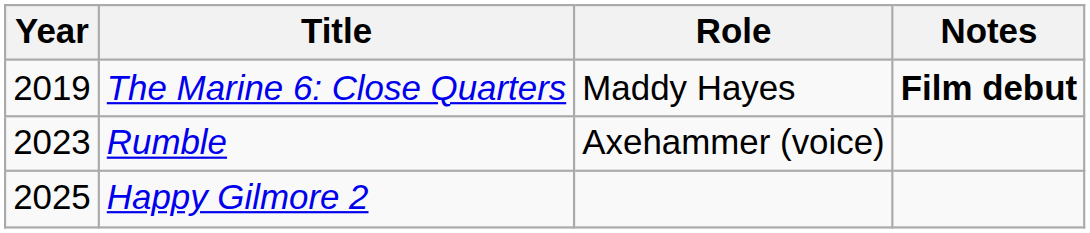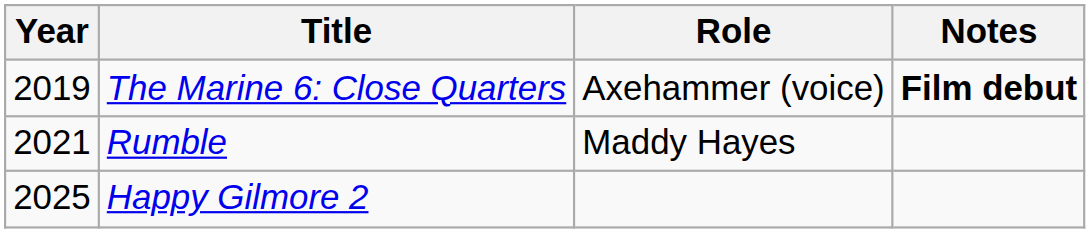(689, 87) Maddy Hayes -> (733, 87) Axehammer (voice)
(52, 142) 2023 -> (52, 142) 2021
(733, 142) Axehammer (voice) -> (689, 142) Maddy Hayes
